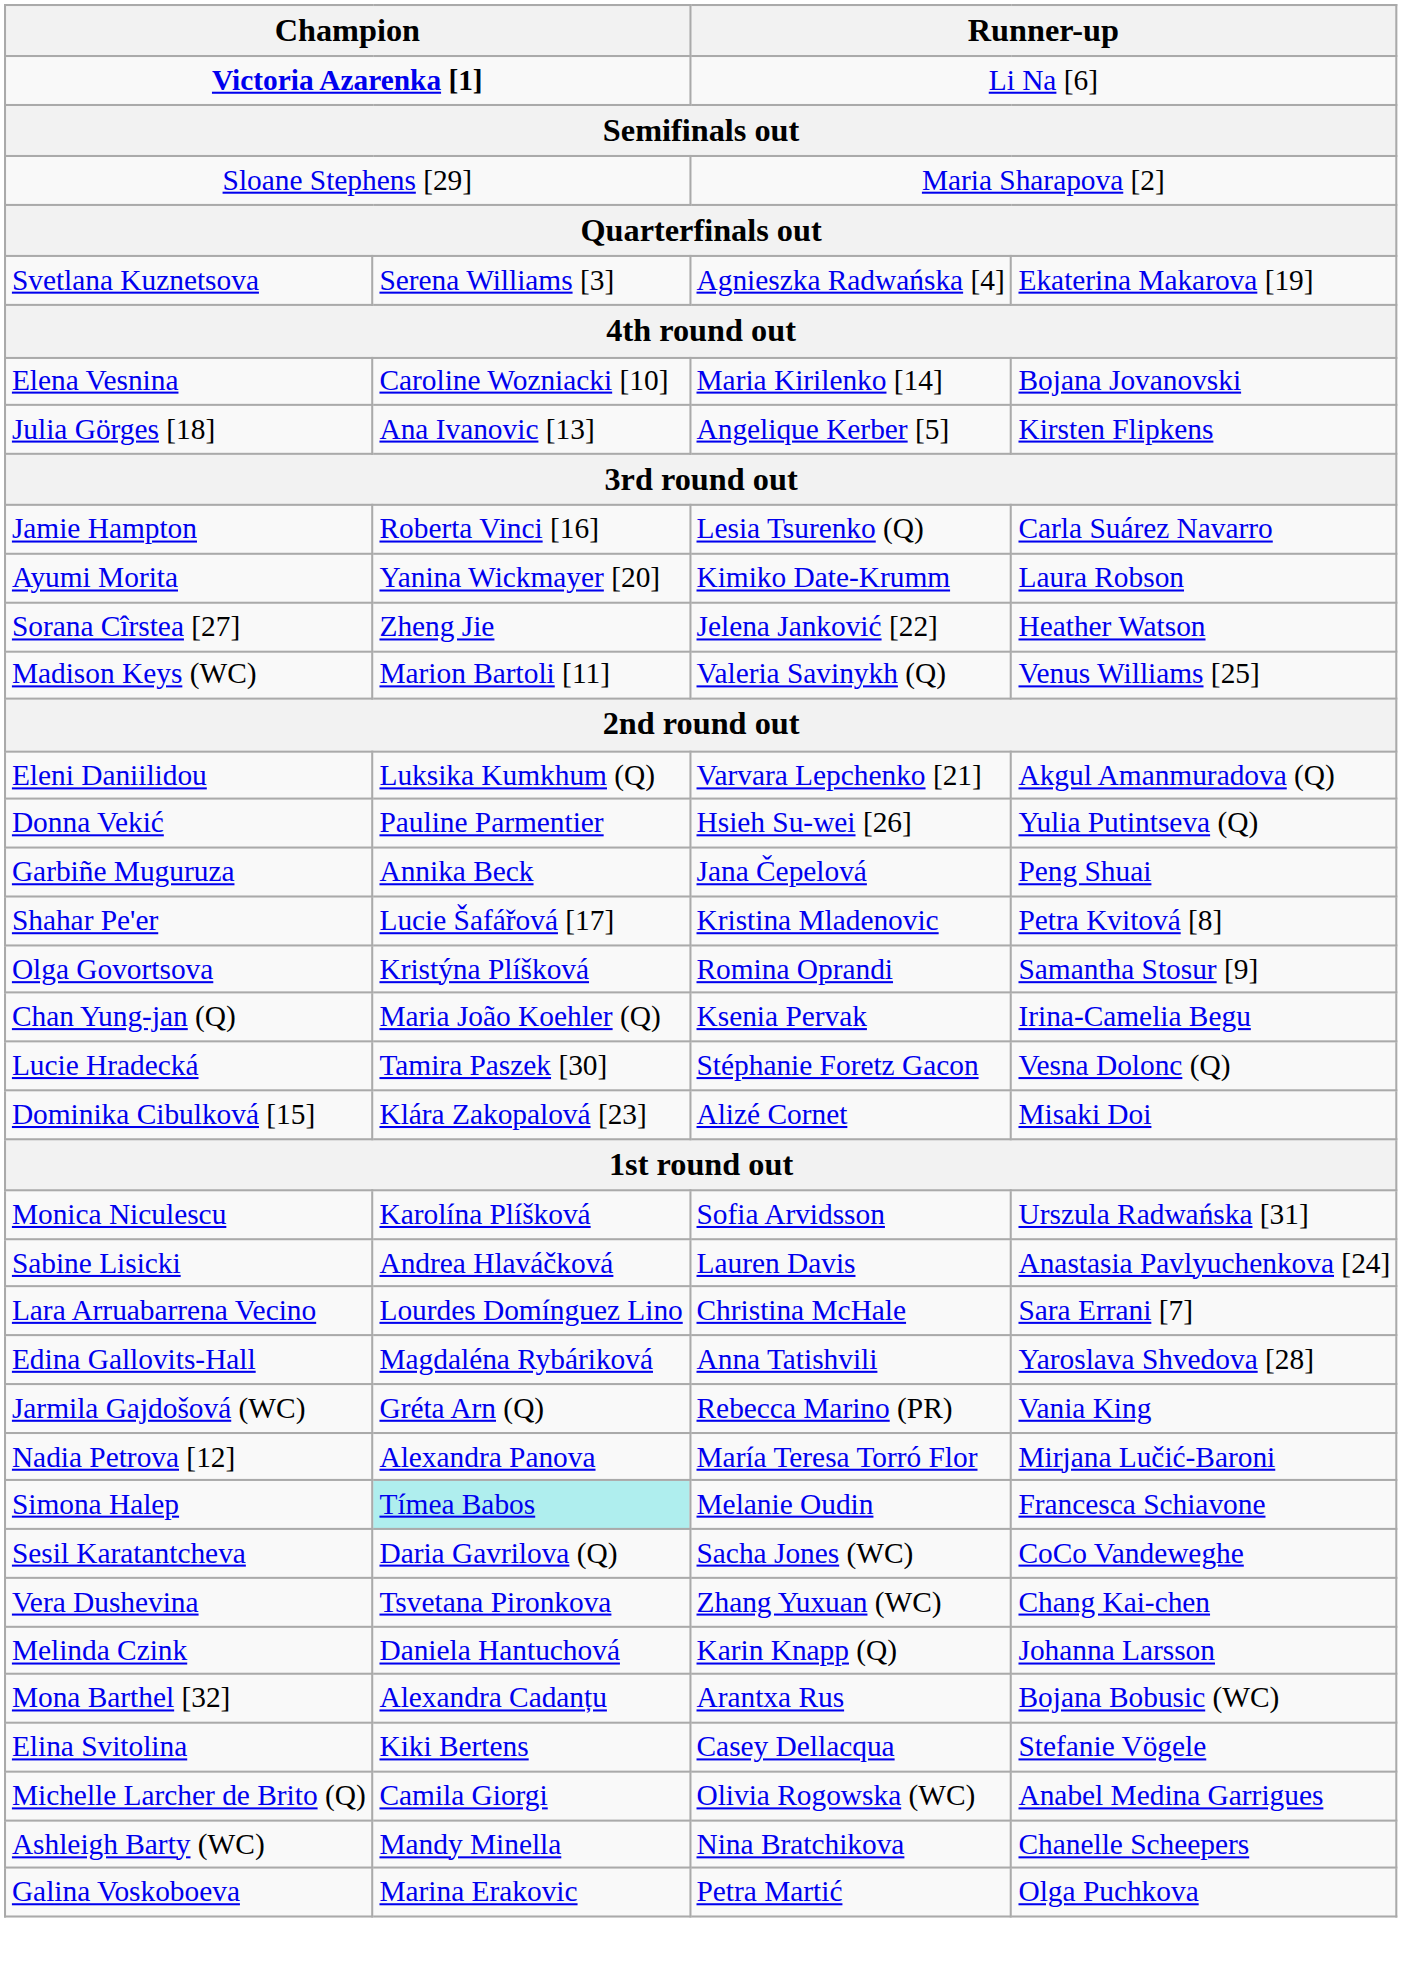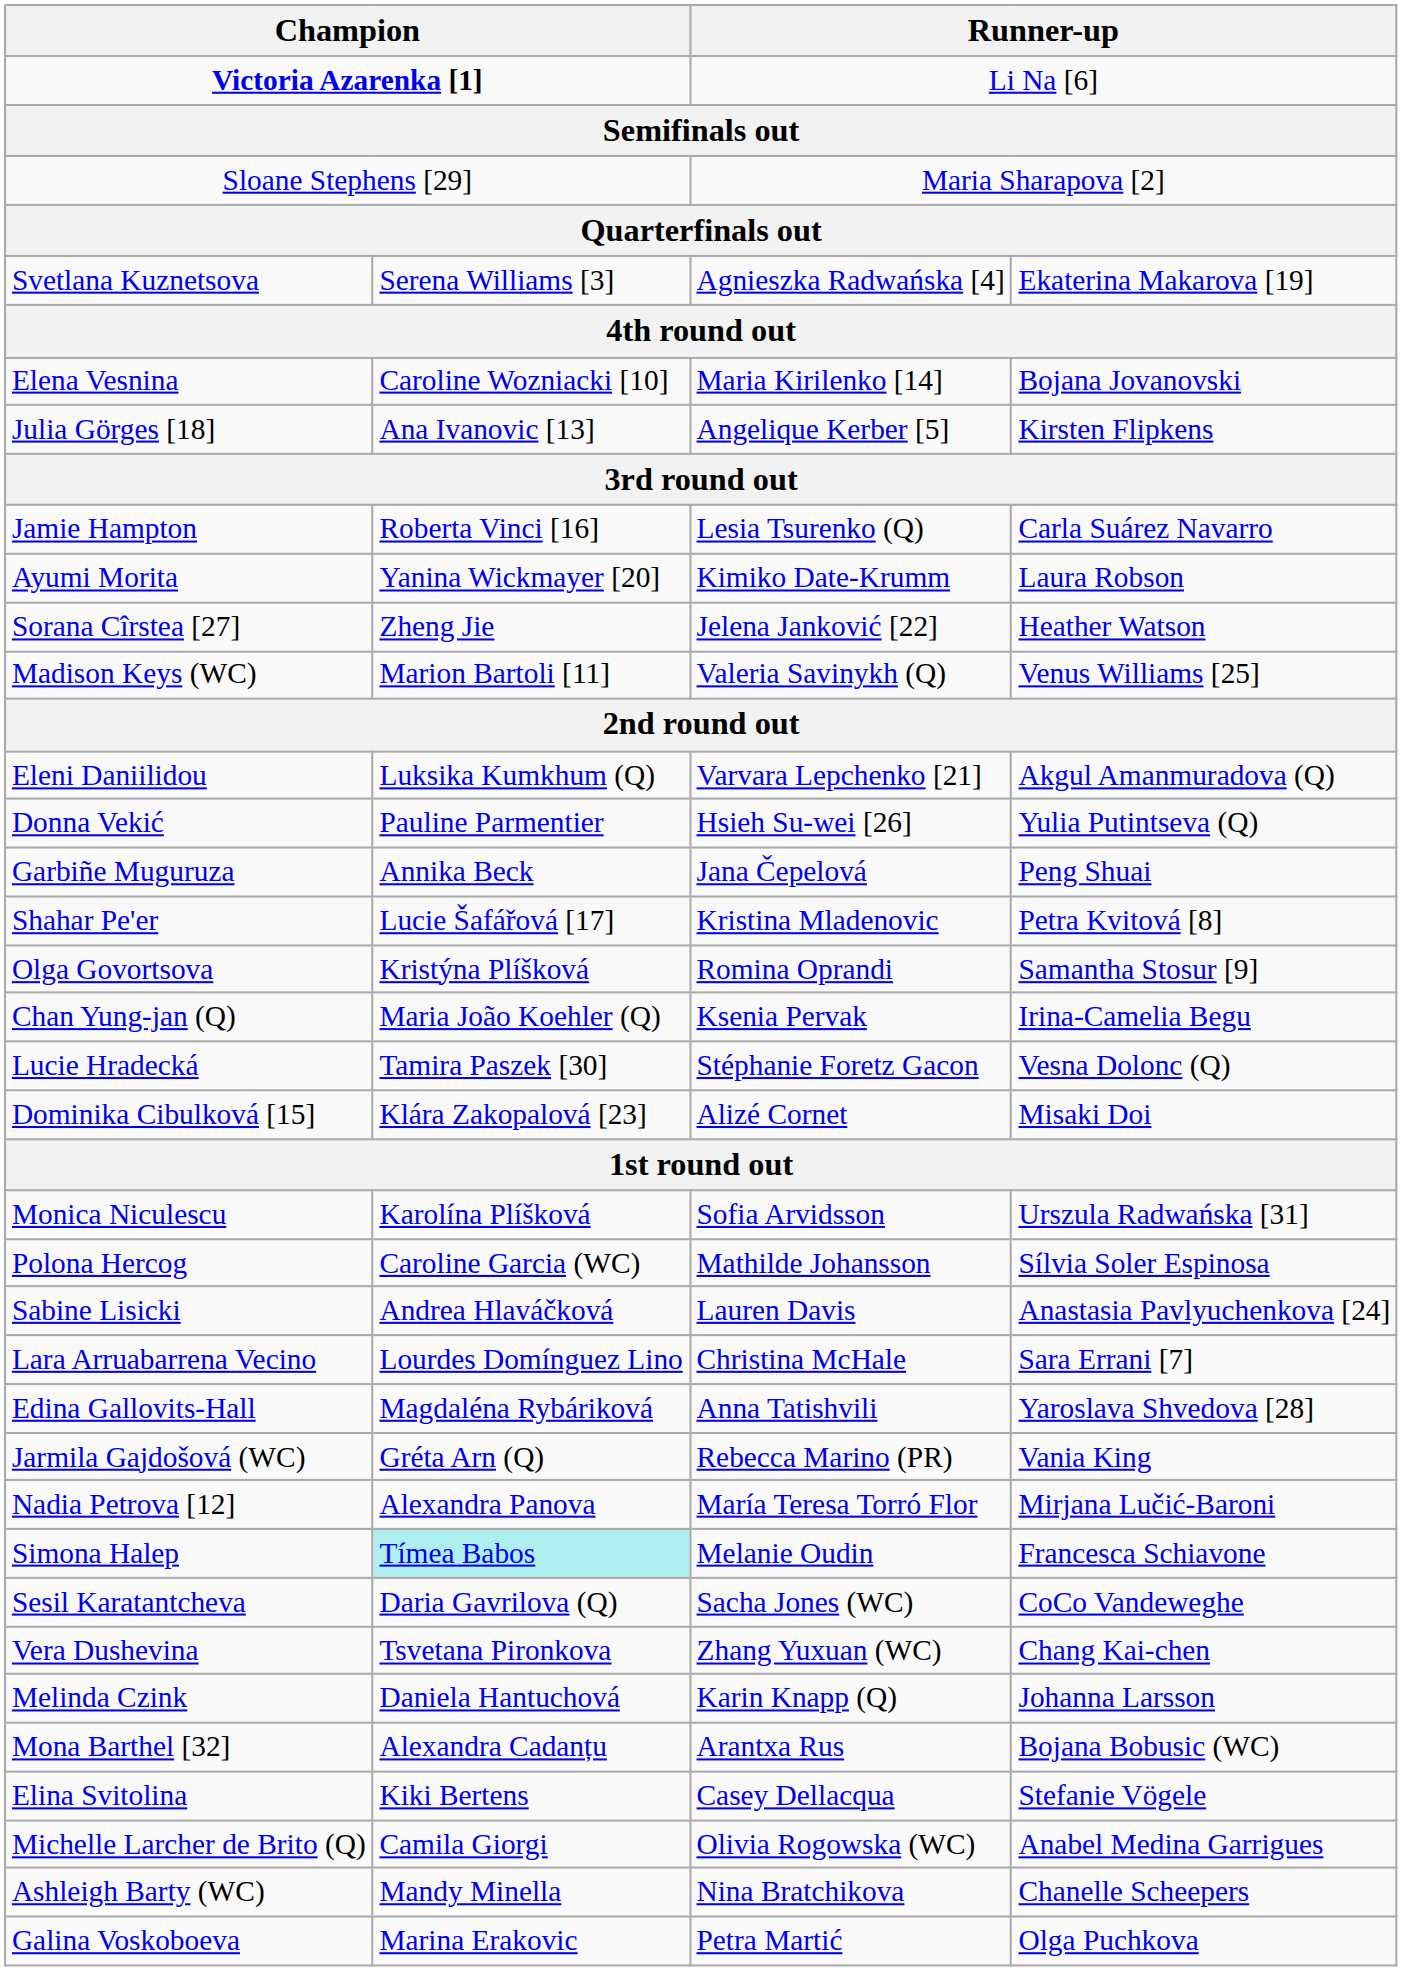+ row: (100, 1262)
